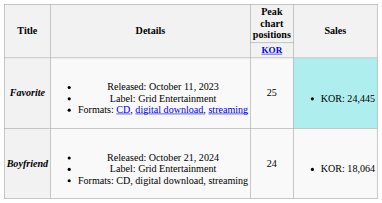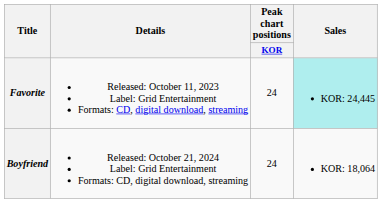(272, 93) 25 -> (272, 93) 24
